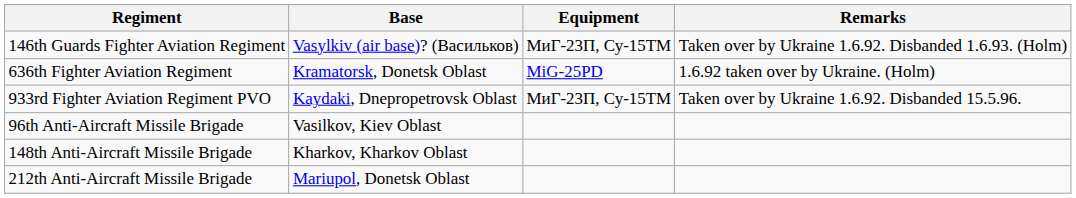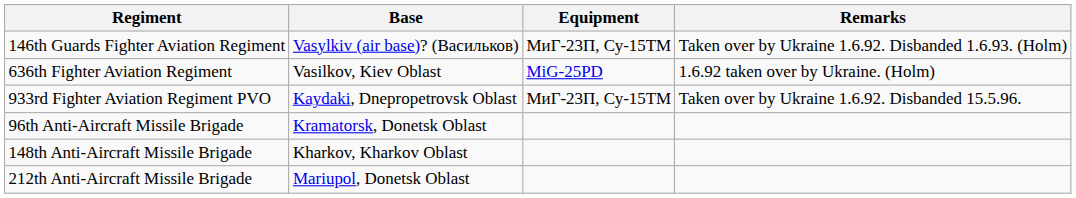(390, 71) Kramatorsk, Donetsk Oblast -> (367, 71) Vasilkov, Kiev Oblast
(367, 125) Vasilkov, Kiev Oblast -> (390, 125) Kramatorsk, Donetsk Oblast
